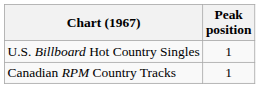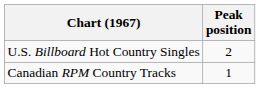(229, 51) 1 -> (229, 51) 2
